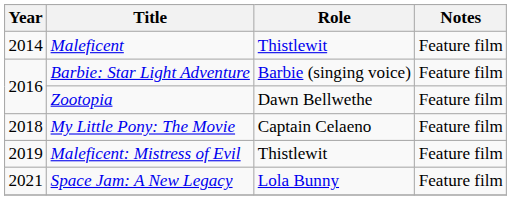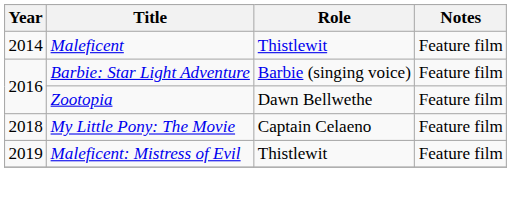- row: (142, 180)
